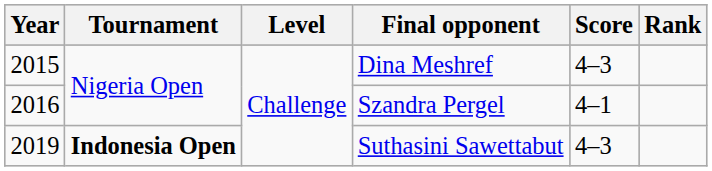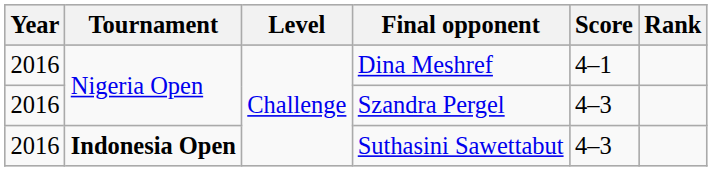(35, 65) 2015 -> (35, 65) 2016
(593, 65) 4–3 -> (593, 65) 4–1
(593, 105) 4–1 -> (593, 105) 4–3
(35, 145) 2019 -> (35, 145) 2016
